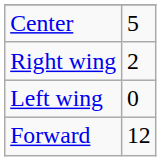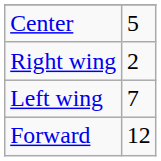(133, 98) 0 -> (133, 98) 7
